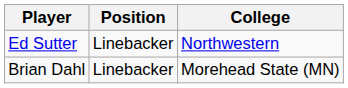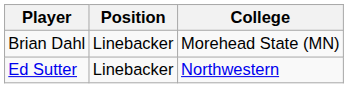rows swapped: (47, 69) <-> (43, 43)
